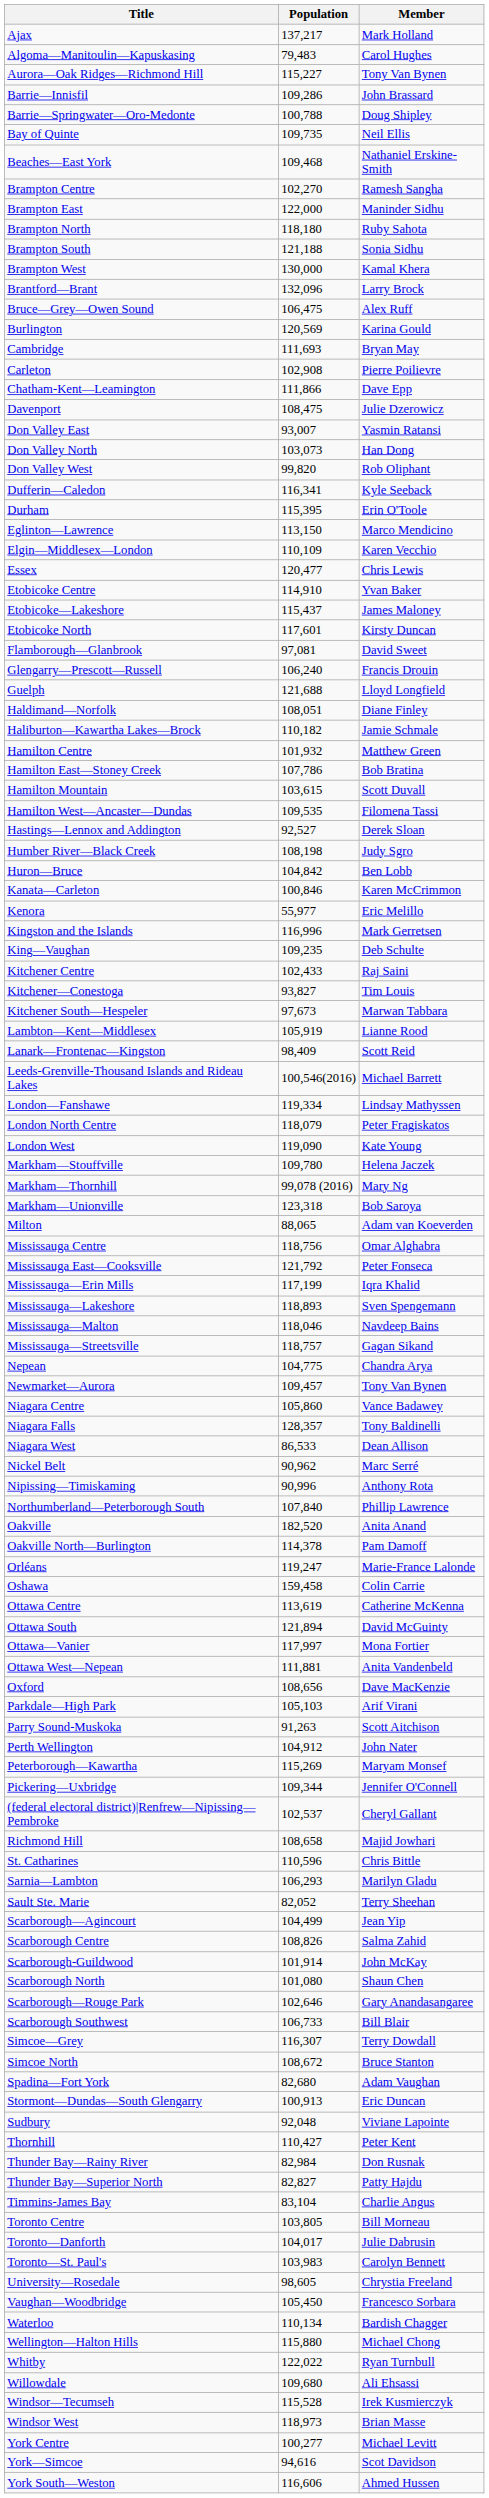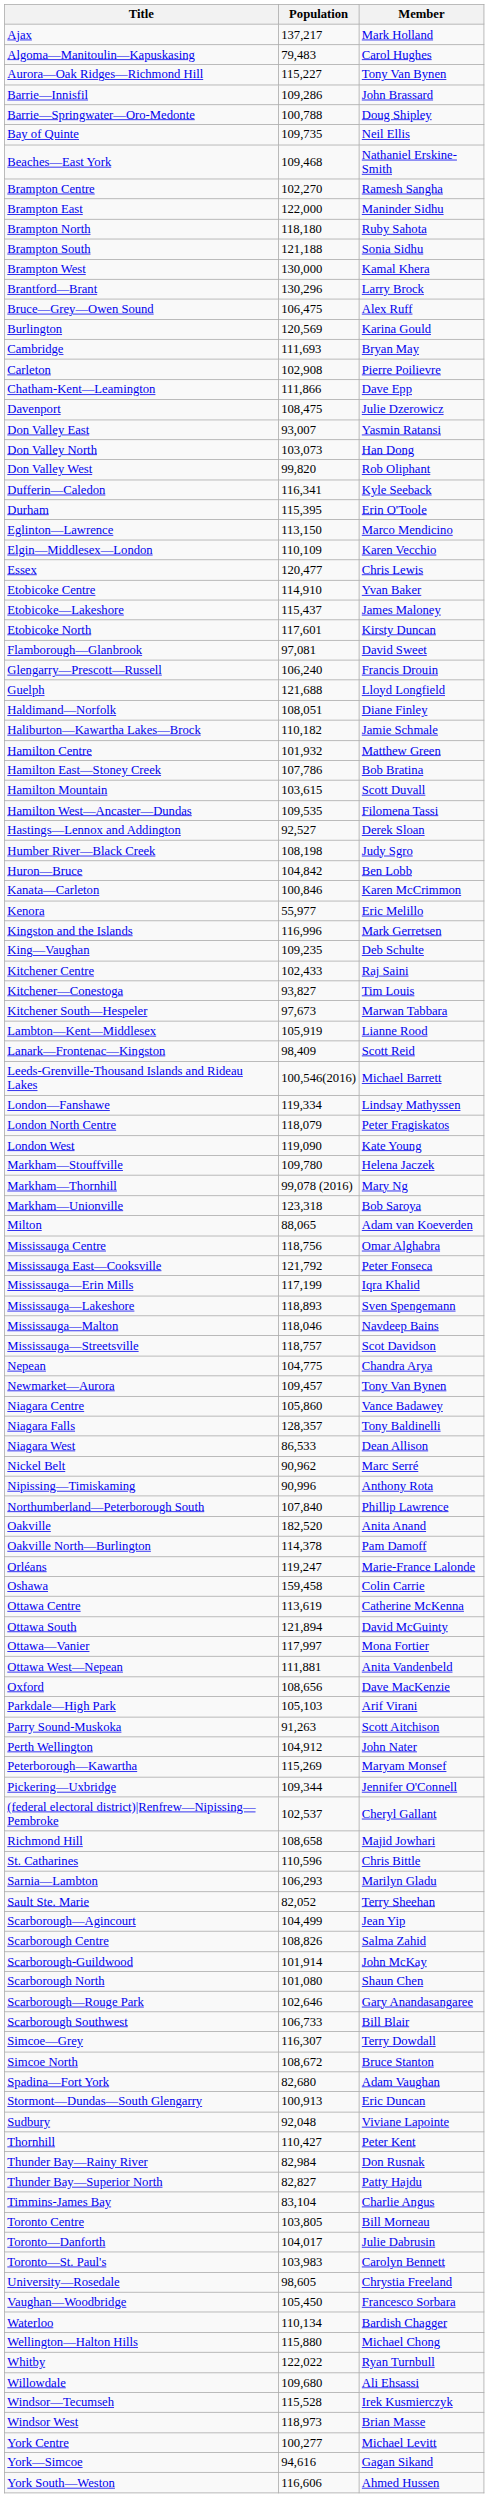(302, 289) 132,096 -> (302, 289) 130,296
(397, 1345) Gagan Sikand -> (399, 1345) Scot Davidson
(399, 2462) Scot Davidson -> (397, 2462) Gagan Sikand
